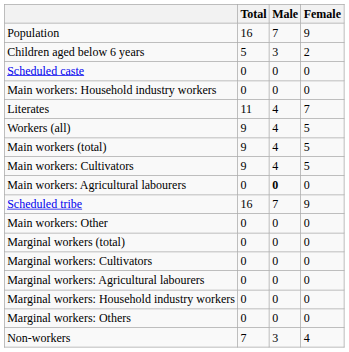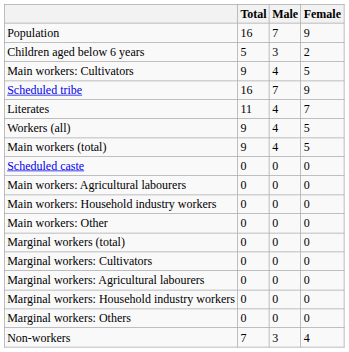rows swapped: (46, 71) <-> (70, 166)
rows swapped: (45, 204) <-> (112, 90)
(275, 185) bold -> (275, 185) normal
